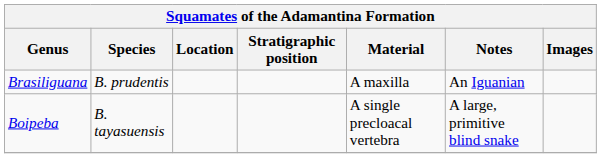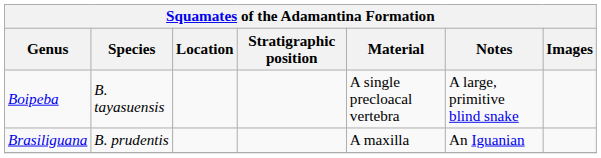rows swapped: (33, 123) <-> (48, 81)
